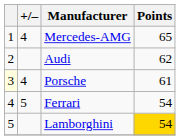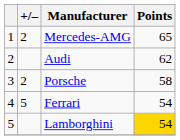(24, 37) 4 -> (24, 37) 2
(11, 81) lightyellow background -> (11, 81) no background
(24, 81) 4 -> (24, 81) 2
(166, 81) 61 -> (166, 81) 58
